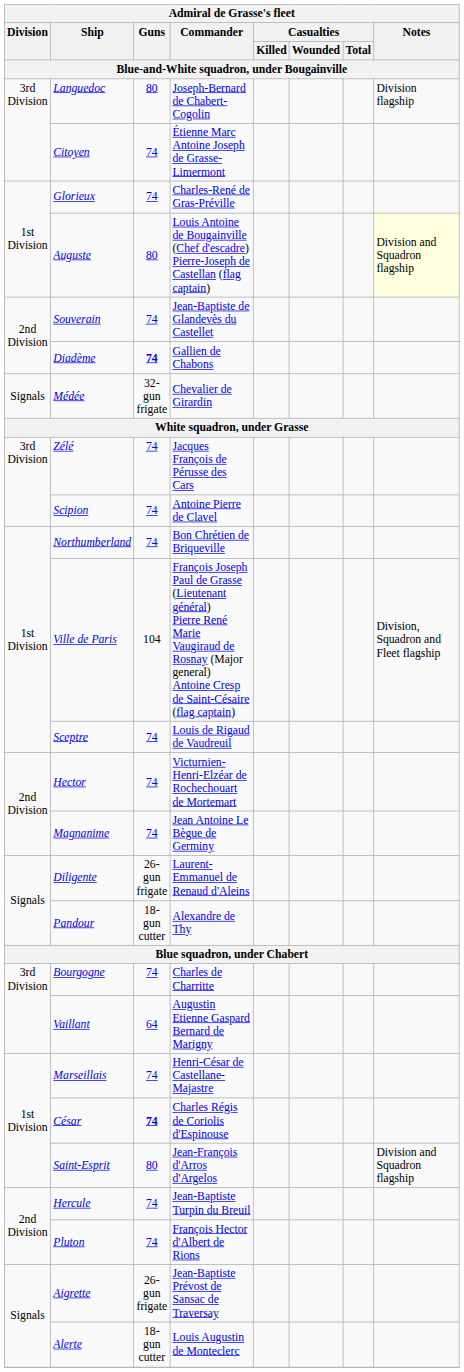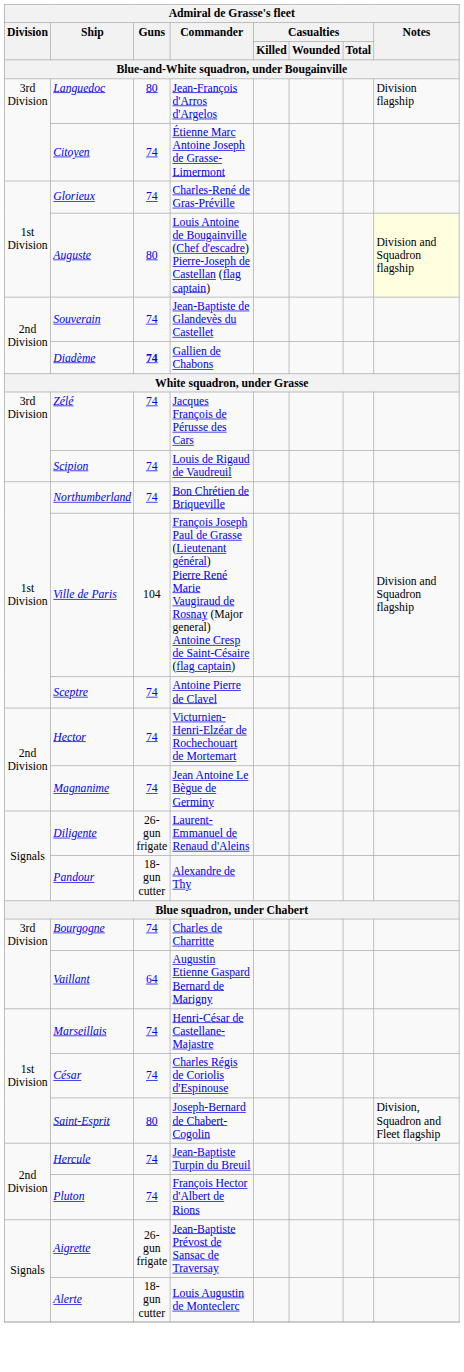(209, 100) Joseph-Bernard de Chabert-Cogolin -> (205, 100) Jean-François d'Arros d'Argelos
- row: (69, 396)
(207, 510) Antoine Pierre de Clavel -> (211, 465) Louis de Rigaud de Vaudreuil
(409, 639) Division, Squadron and Fleet flagship -> (406, 595) Division and Squadron flagship
(211, 737) Louis de Rigaud de Vaudreuil -> (207, 692) Antoine Pierre de Clavel
(152, 1120) bold -> (152, 1075) normal
(205, 1165) Jean-François d'Arros d'Argelos -> (209, 1120) Joseph-Bernard de Chabert-Cogolin
(406, 1165) Division and Squadron flagship -> (409, 1120) Division, Squadron and Fleet flagship
